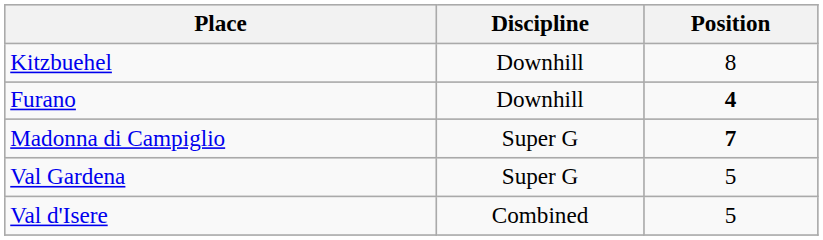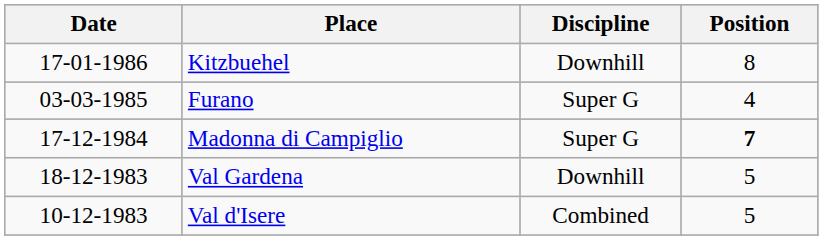+ column: (94, 24)
(540, 100) Downhill -> (601, 100) Super G
(731, 100) bold -> (749, 100) normal
(540, 176) Super G -> (601, 176) Downhill
